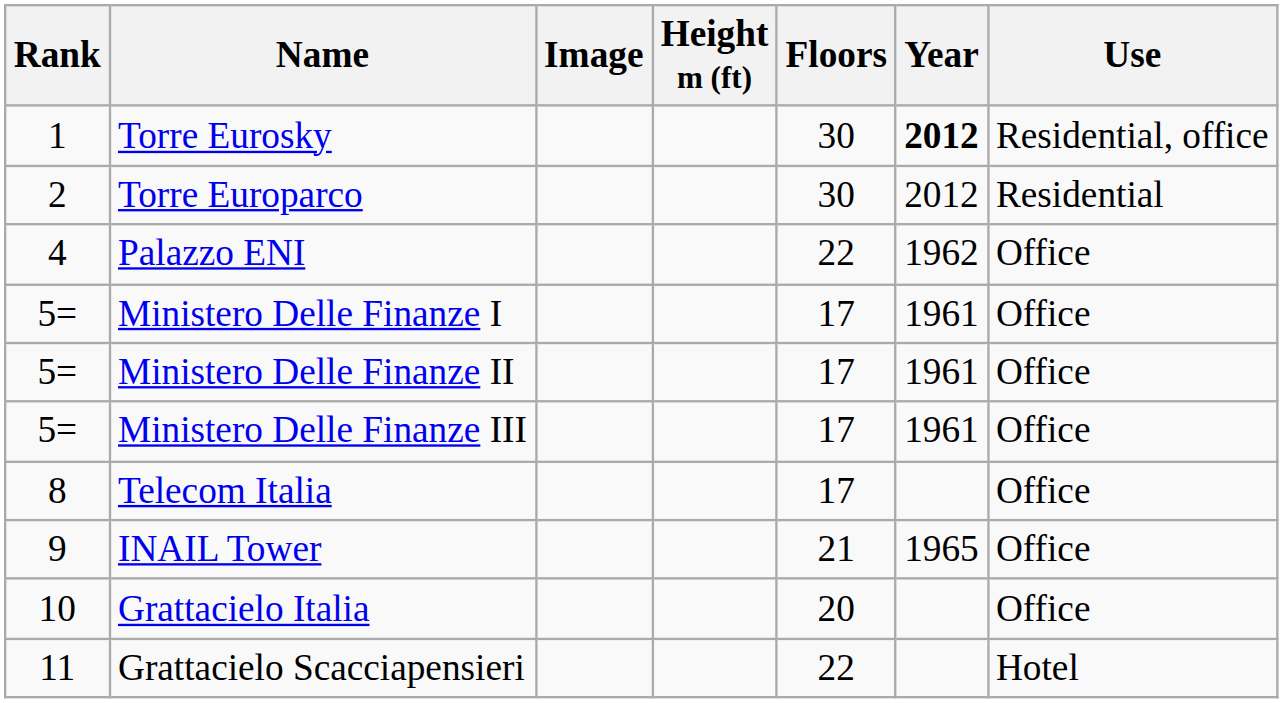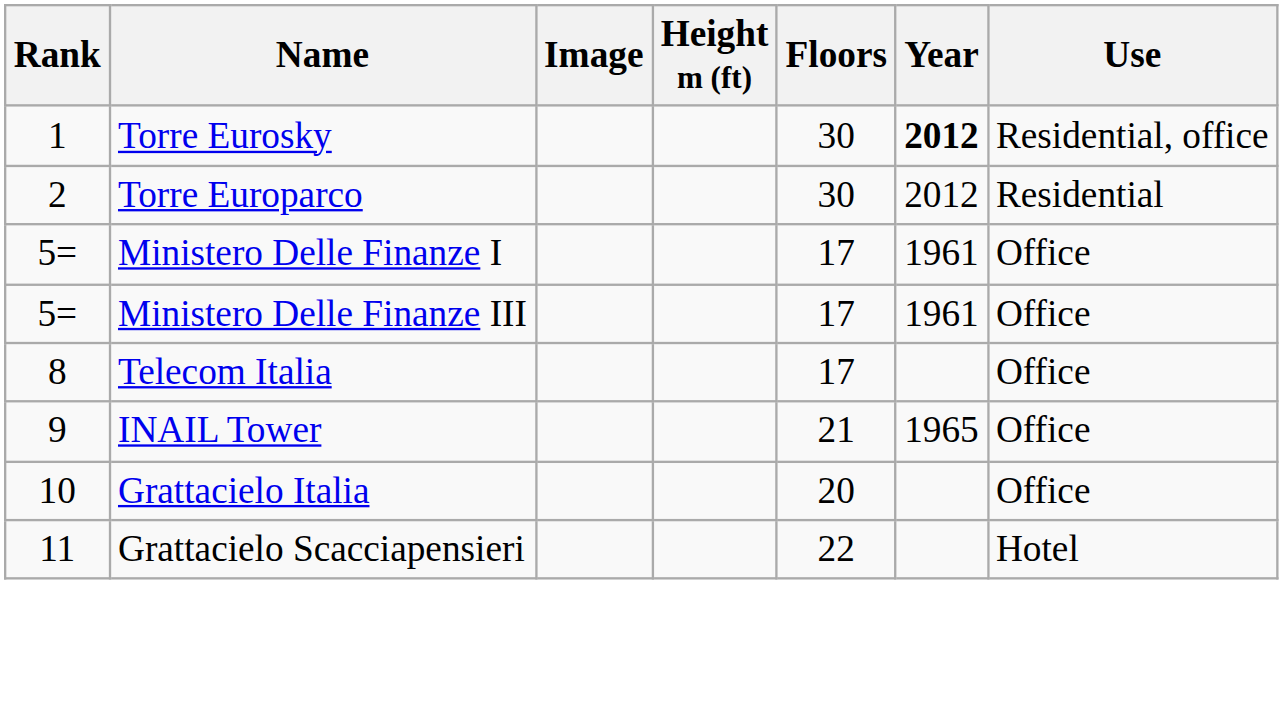- row: (212, 253)
- row: (316, 371)
